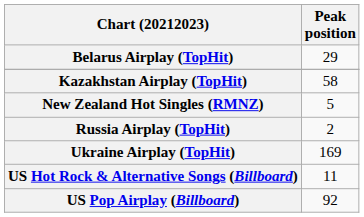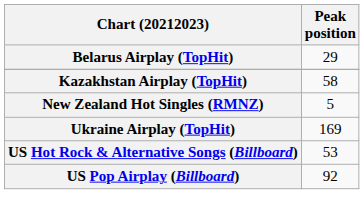- row: (153, 128)
(330, 176) 11 -> (330, 152) 53
